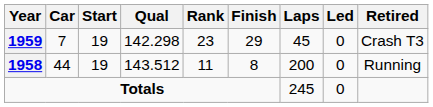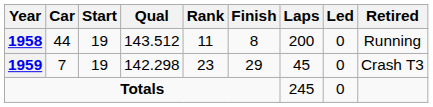rows swapped: (25, 65) <-> (25, 41)
